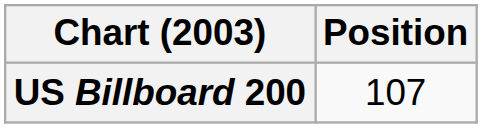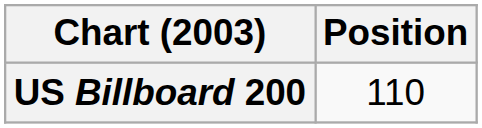(396, 92) 107 -> (396, 92) 110
